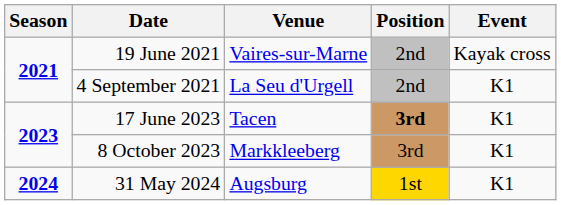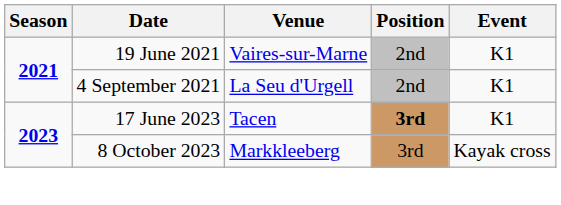(502, 53) Kayak cross -> (502, 53) K1
(502, 151) K1 -> (502, 151) Kayak cross
- row: (168, 183)
